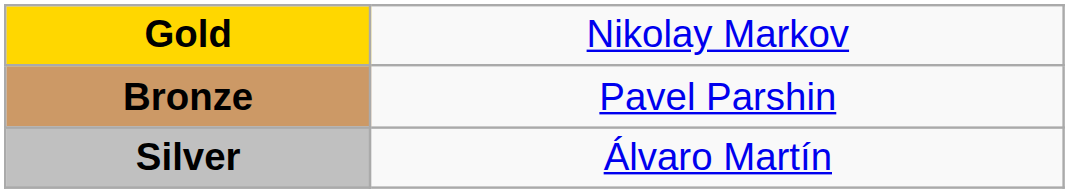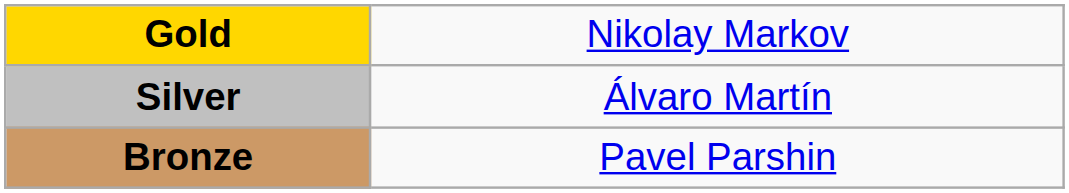rows swapped: (188, 156) <-> (188, 95)
